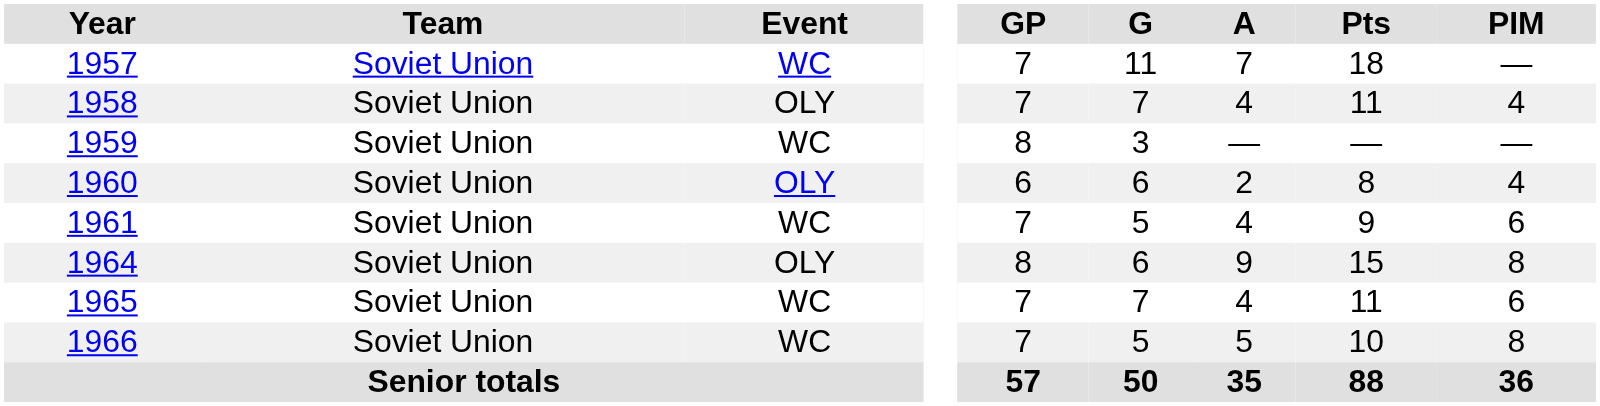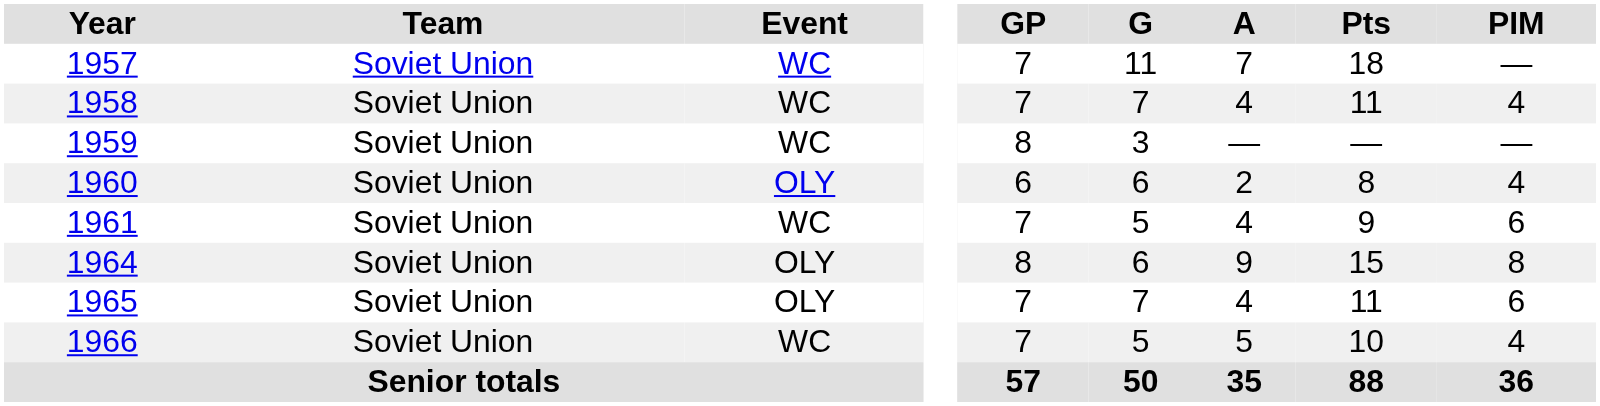(805, 103) OLY -> (805, 103) WC
(805, 302) WC -> (805, 302) OLY
(1516, 341) 8 -> (1516, 341) 4
